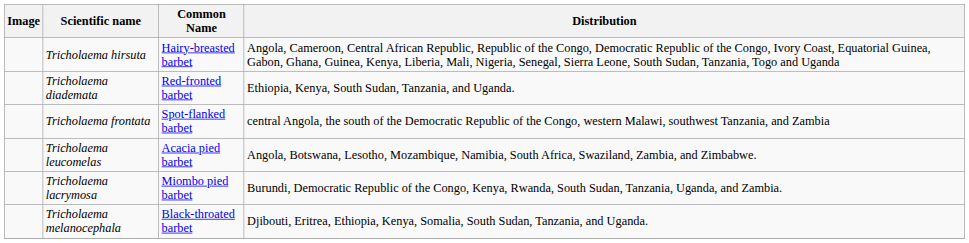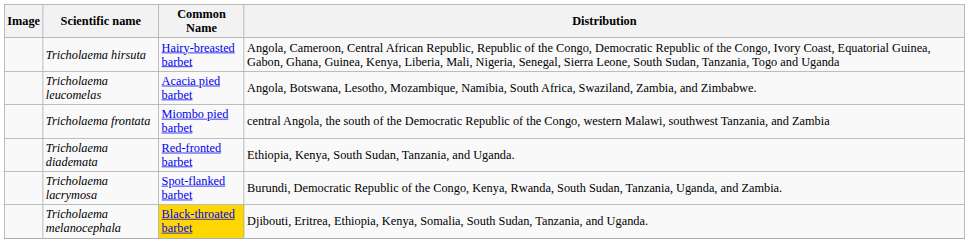rows swapped: (77, 87) <-> (77, 154)
(193, 121) Spot-flanked barbet -> (195, 121) Miombo pied barbet
(195, 188) Miombo pied barbet -> (193, 188) Spot-flanked barbet
(198, 221) no background -> (198, 221) gold background
